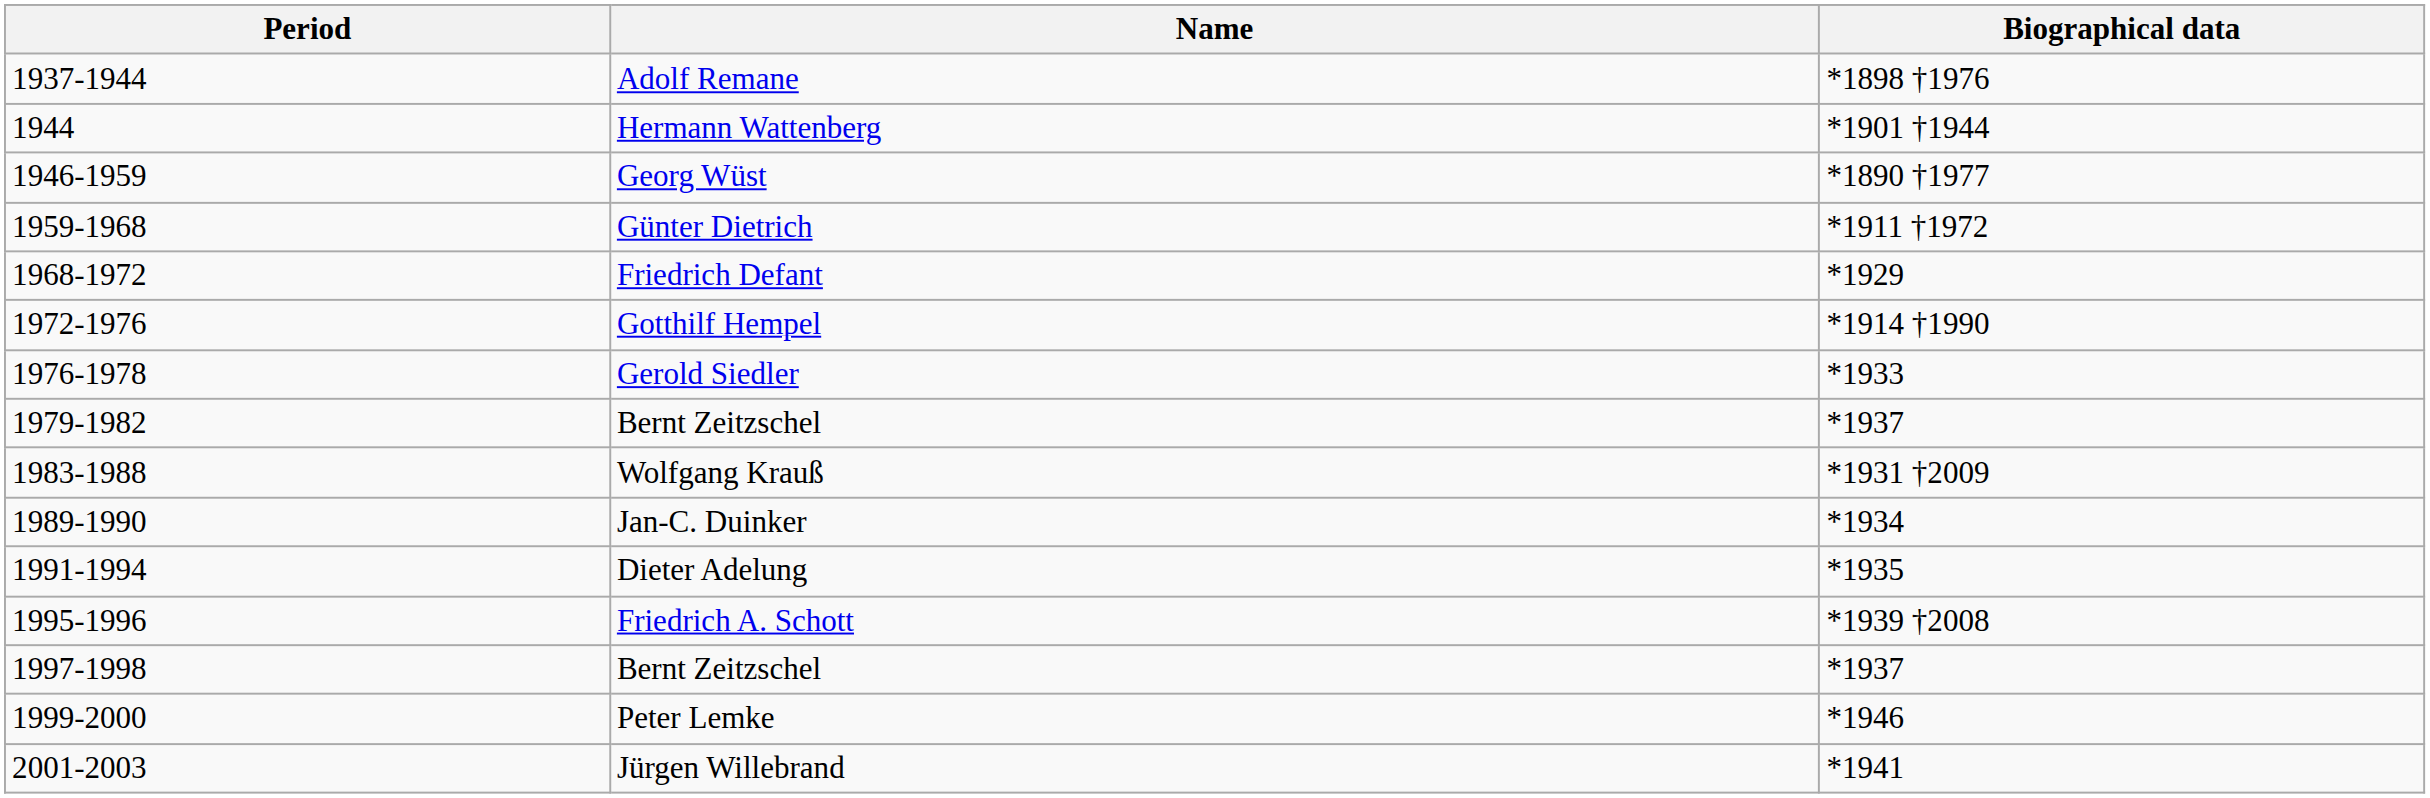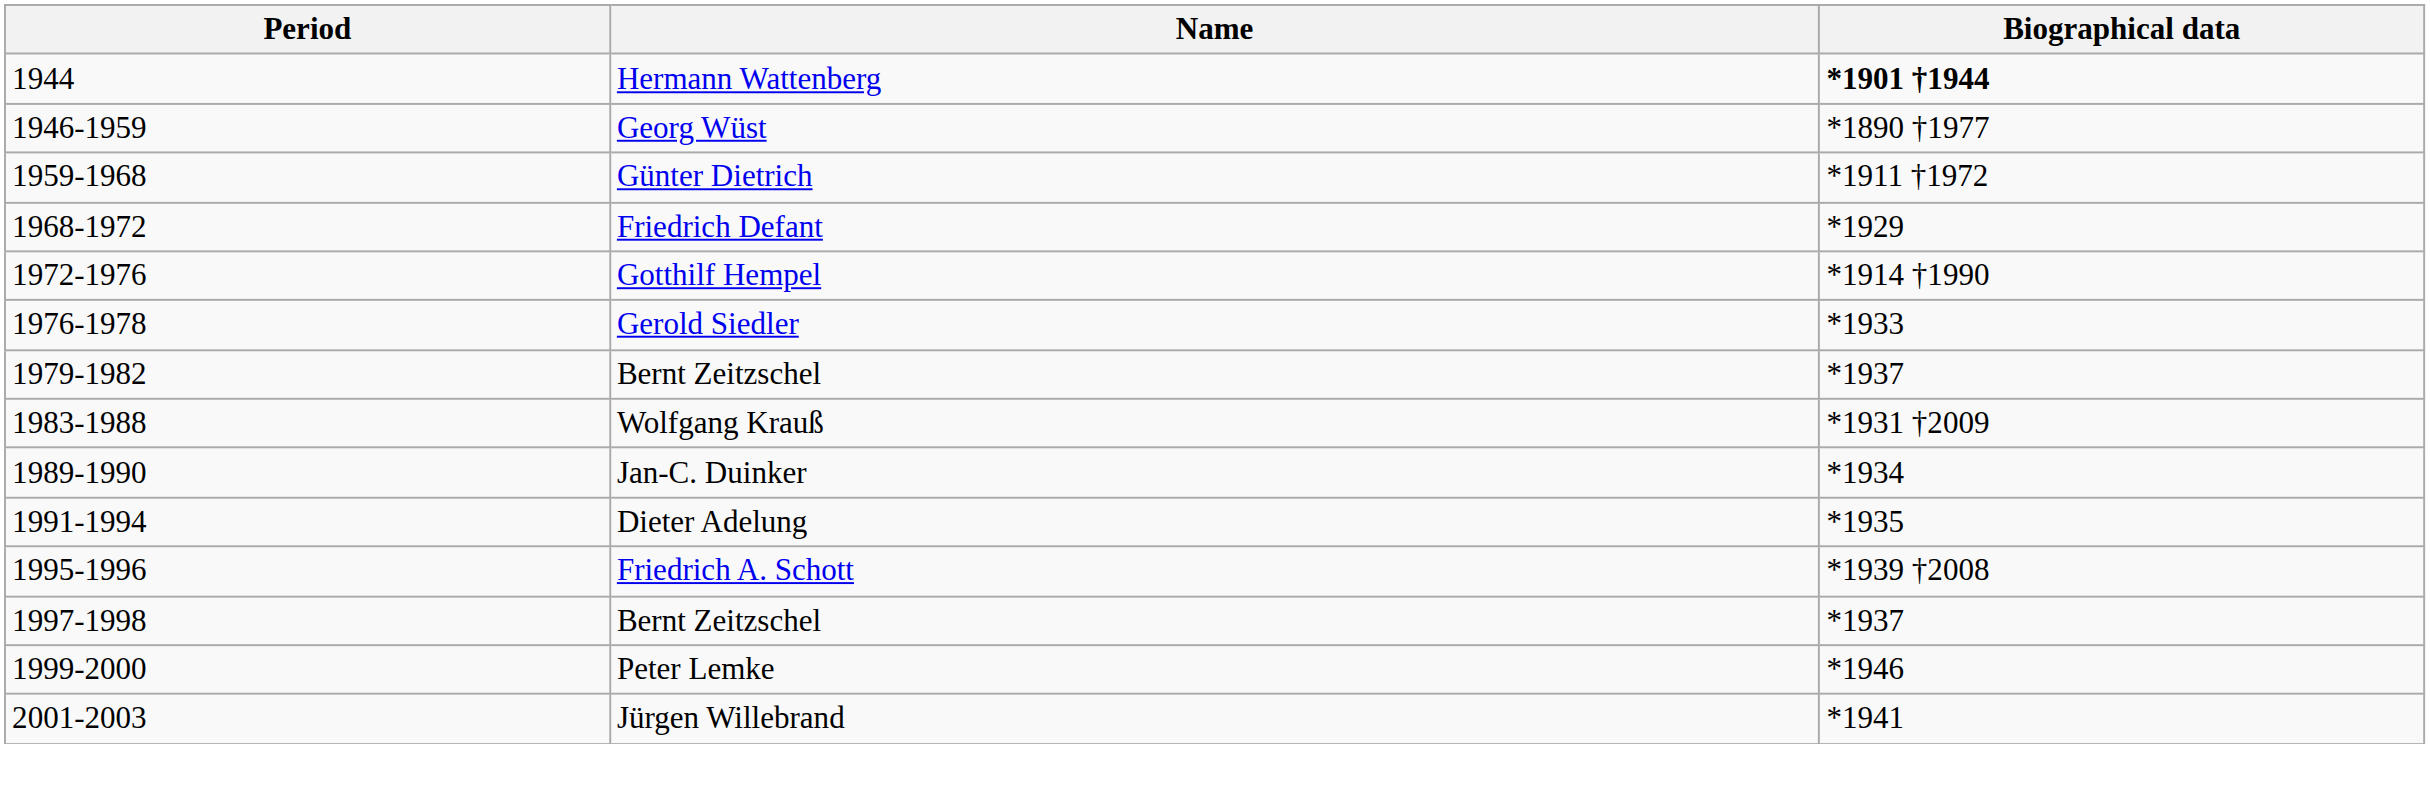- row: (79, 78)
(1908, 127) normal -> (1908, 78) bold
